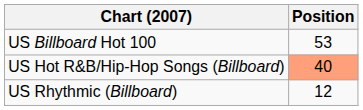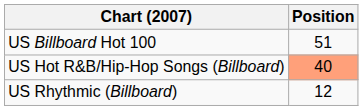(323, 42) 53 -> (323, 42) 51
